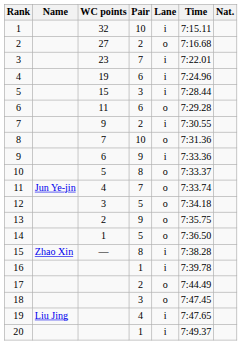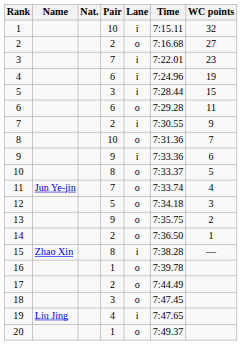columns swapped: (225, 12) <-> (103, 12)
(140, 236) 5 -> (112, 236) 2
(165, 268) i -> (137, 268) o
(165, 332) i -> (137, 332) o
